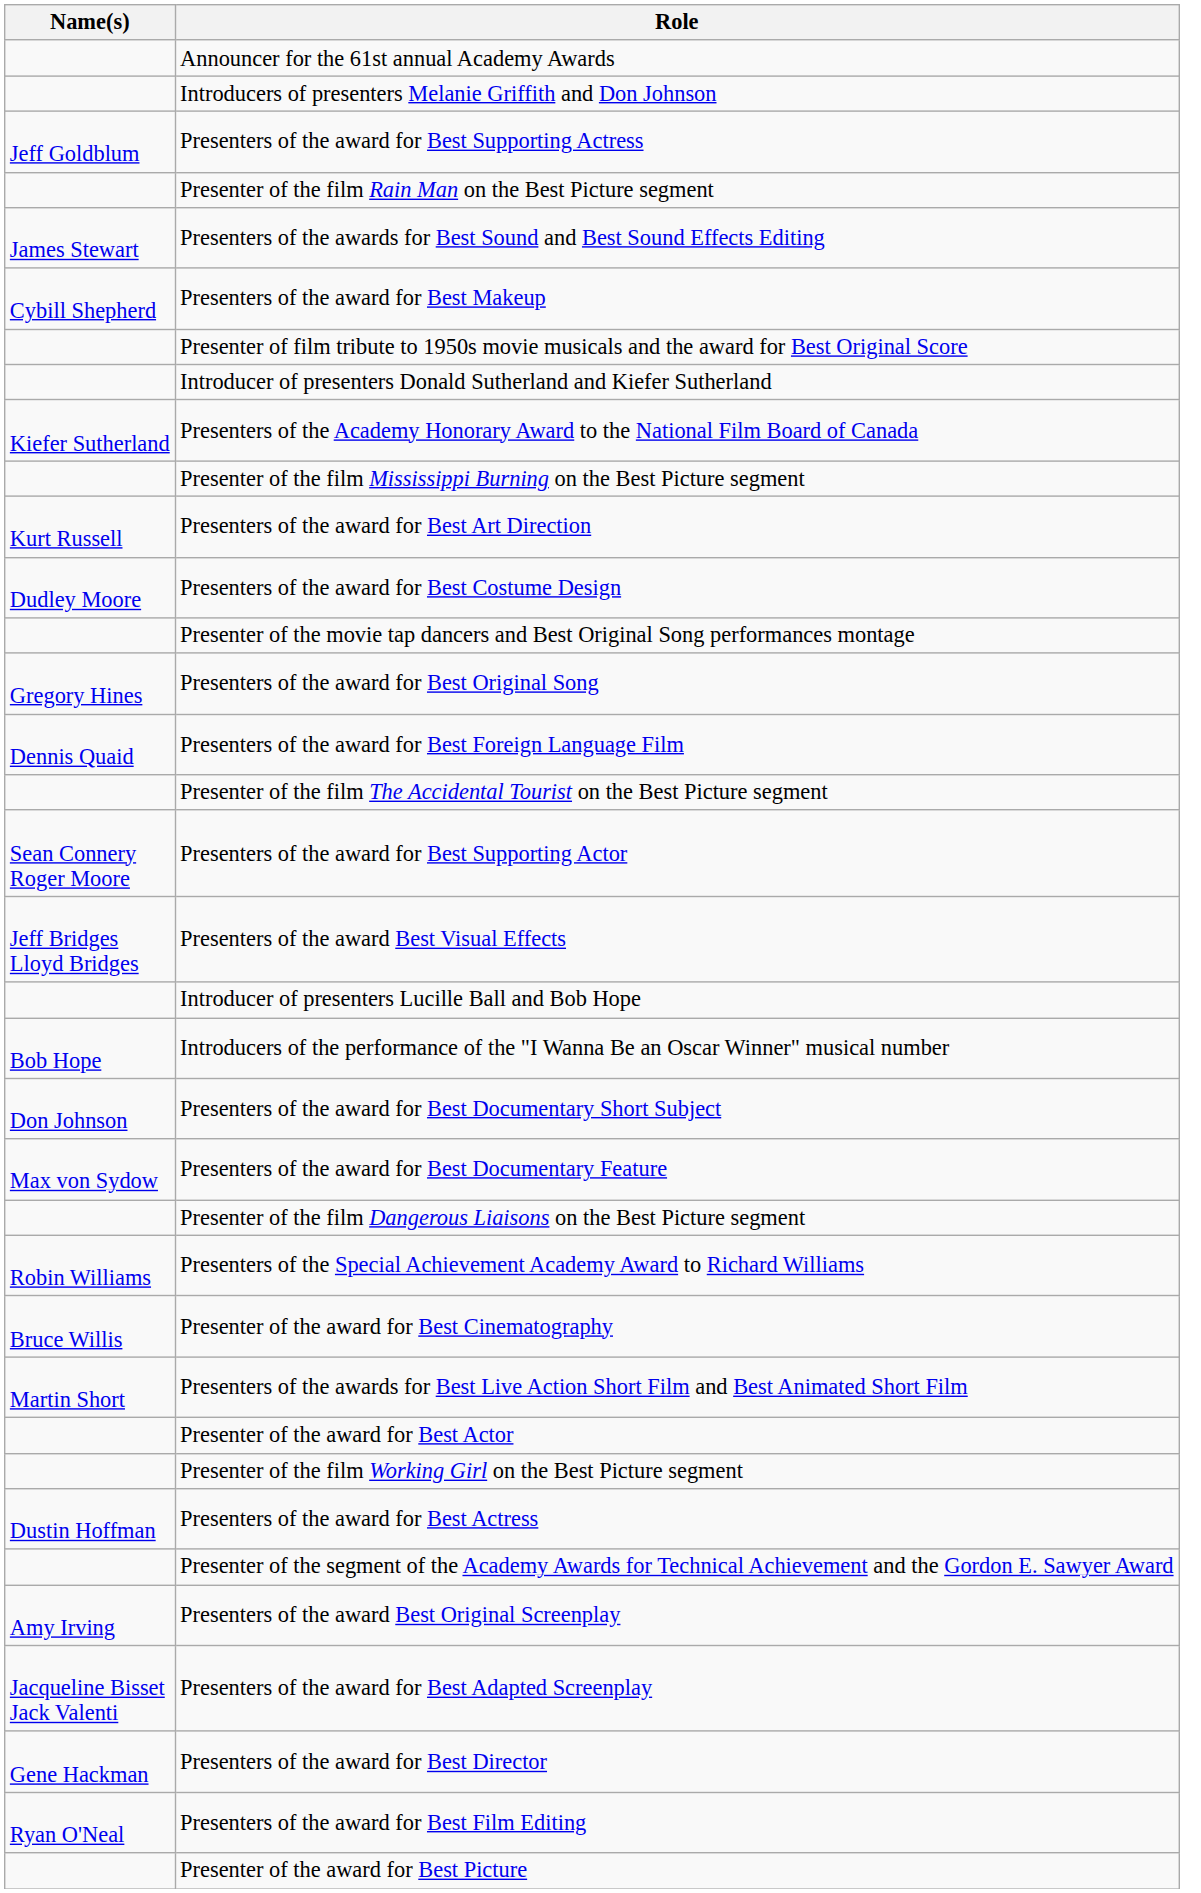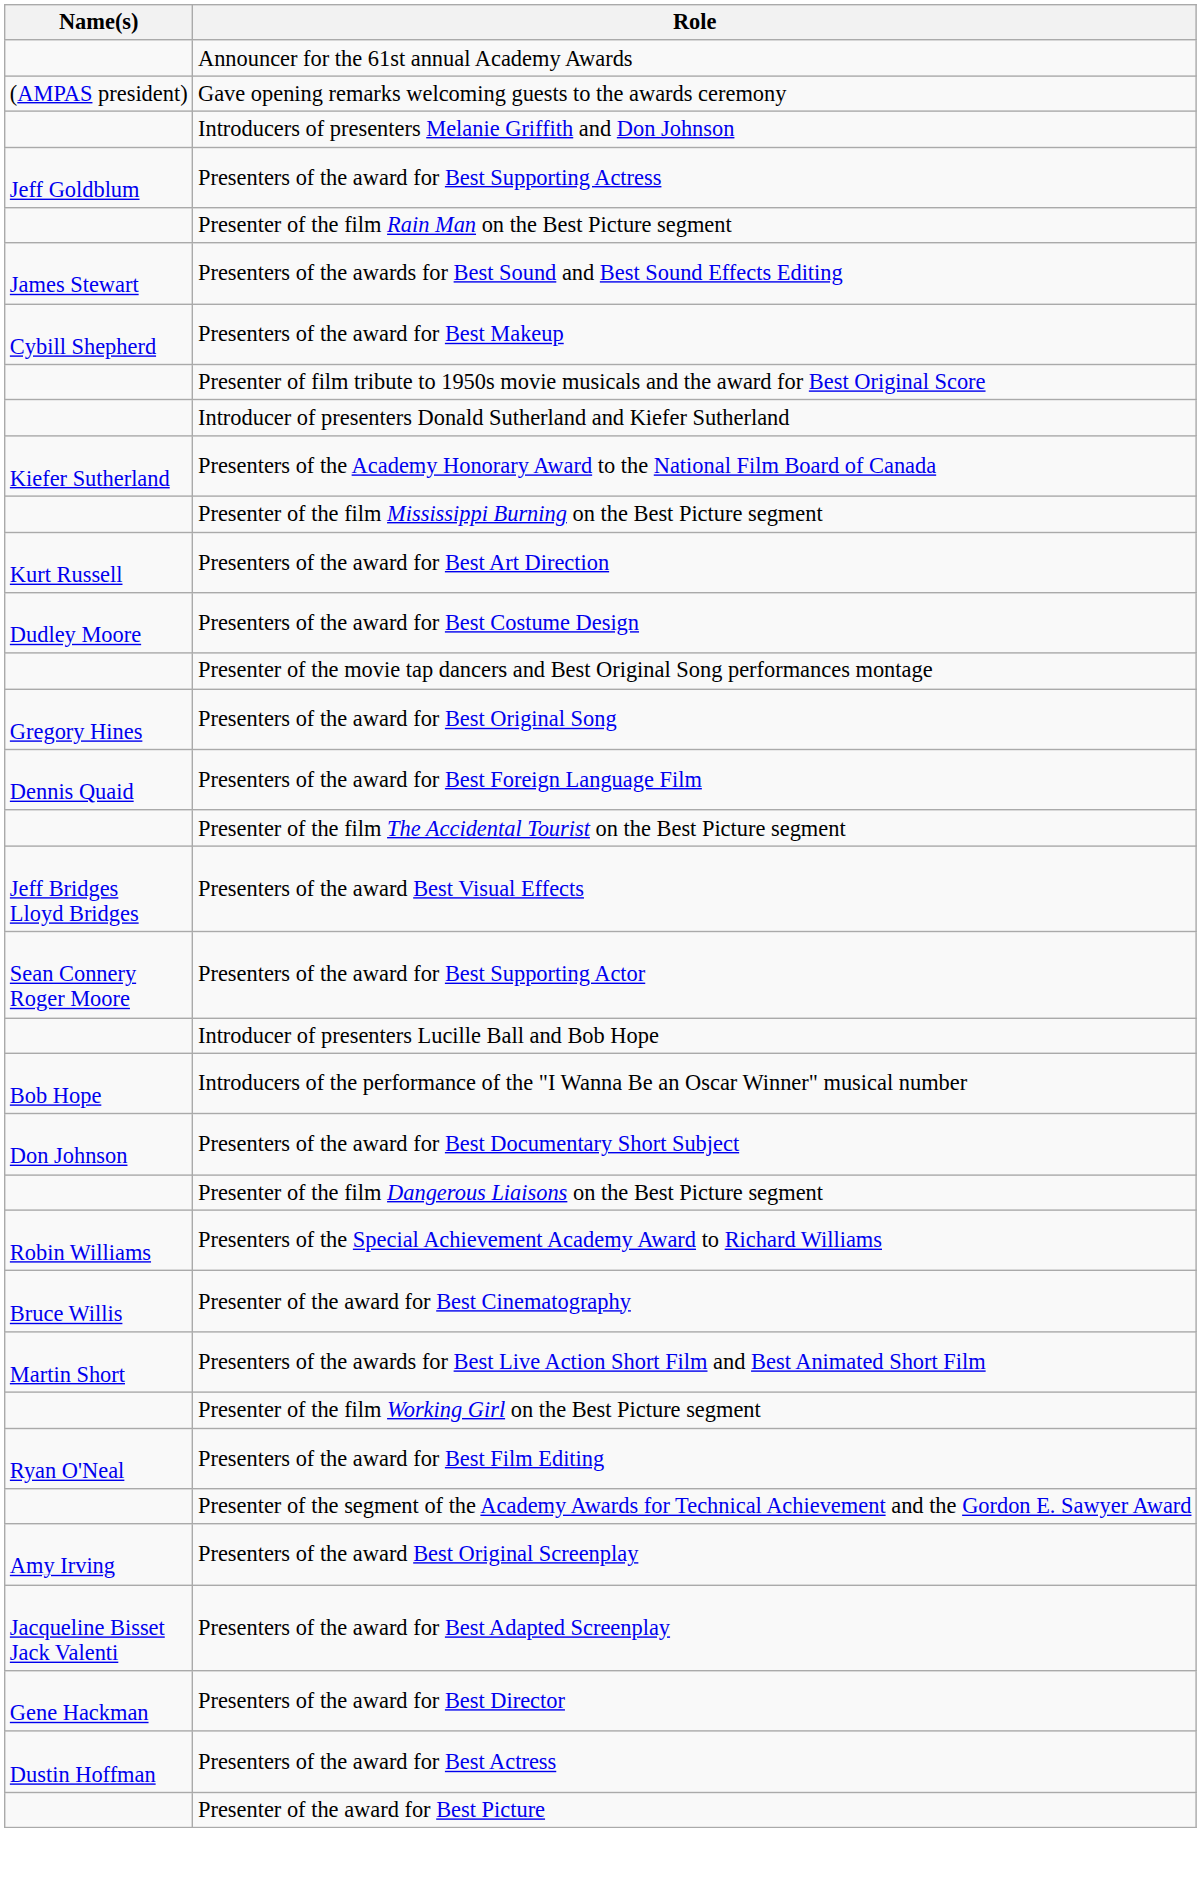+ row: (492, 93)
rows swapped: (404, 852) <-> (373, 938)
- row: (424, 1169)
- row: (347, 1435)
rows swapped: (383, 1822) <-> (359, 1518)
